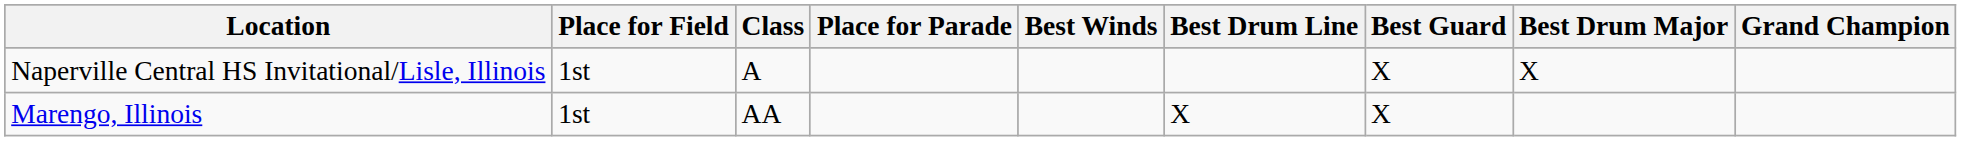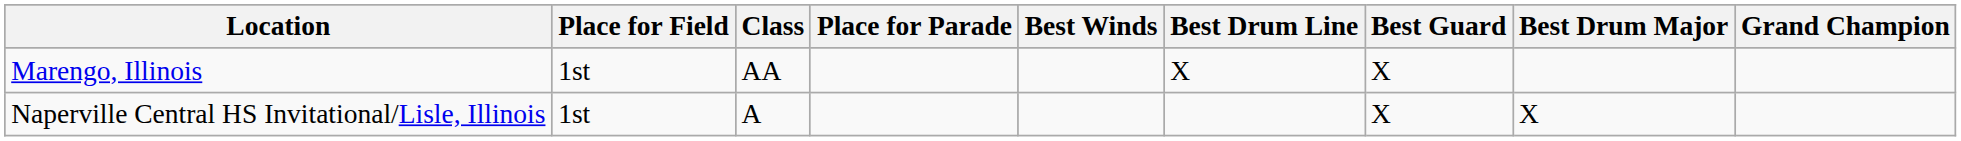rows swapped: (278, 69) <-> (107, 113)
